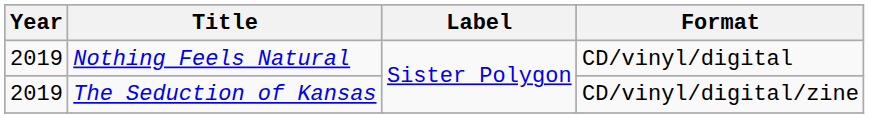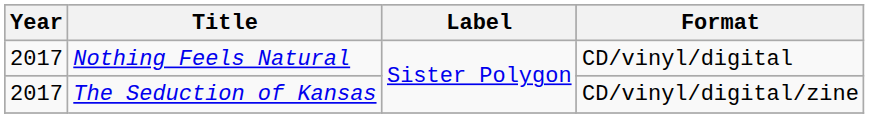(36, 59) 2019 -> (36, 59) 2017
(36, 94) 2019 -> (36, 94) 2017
